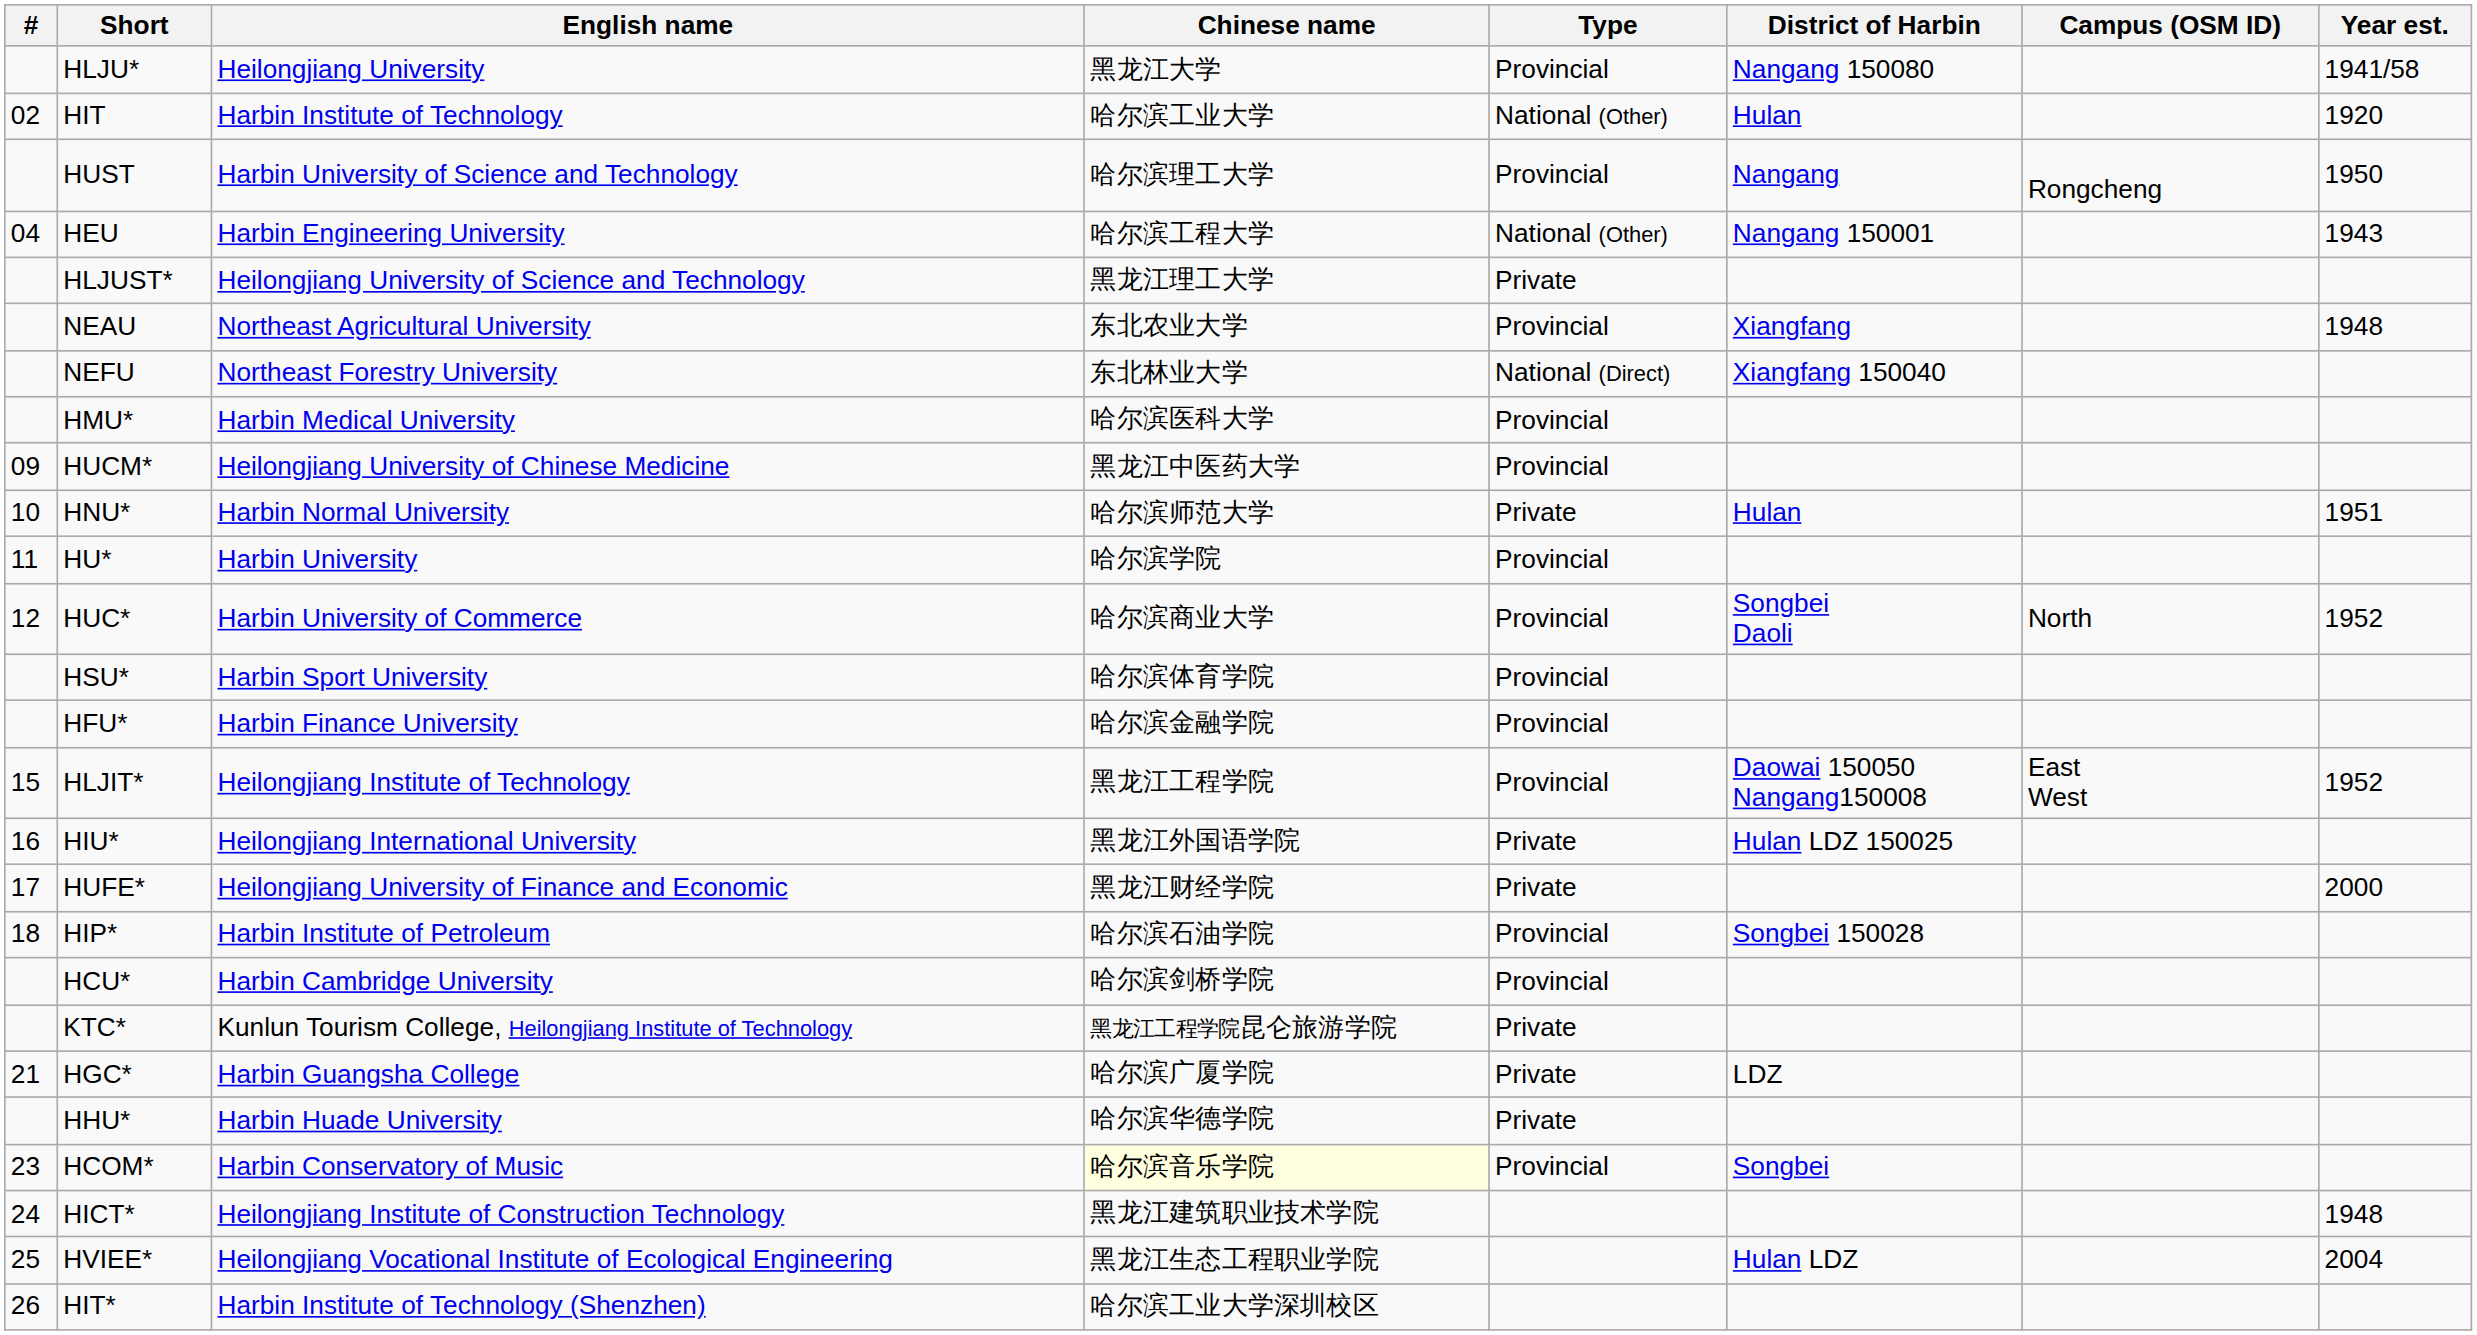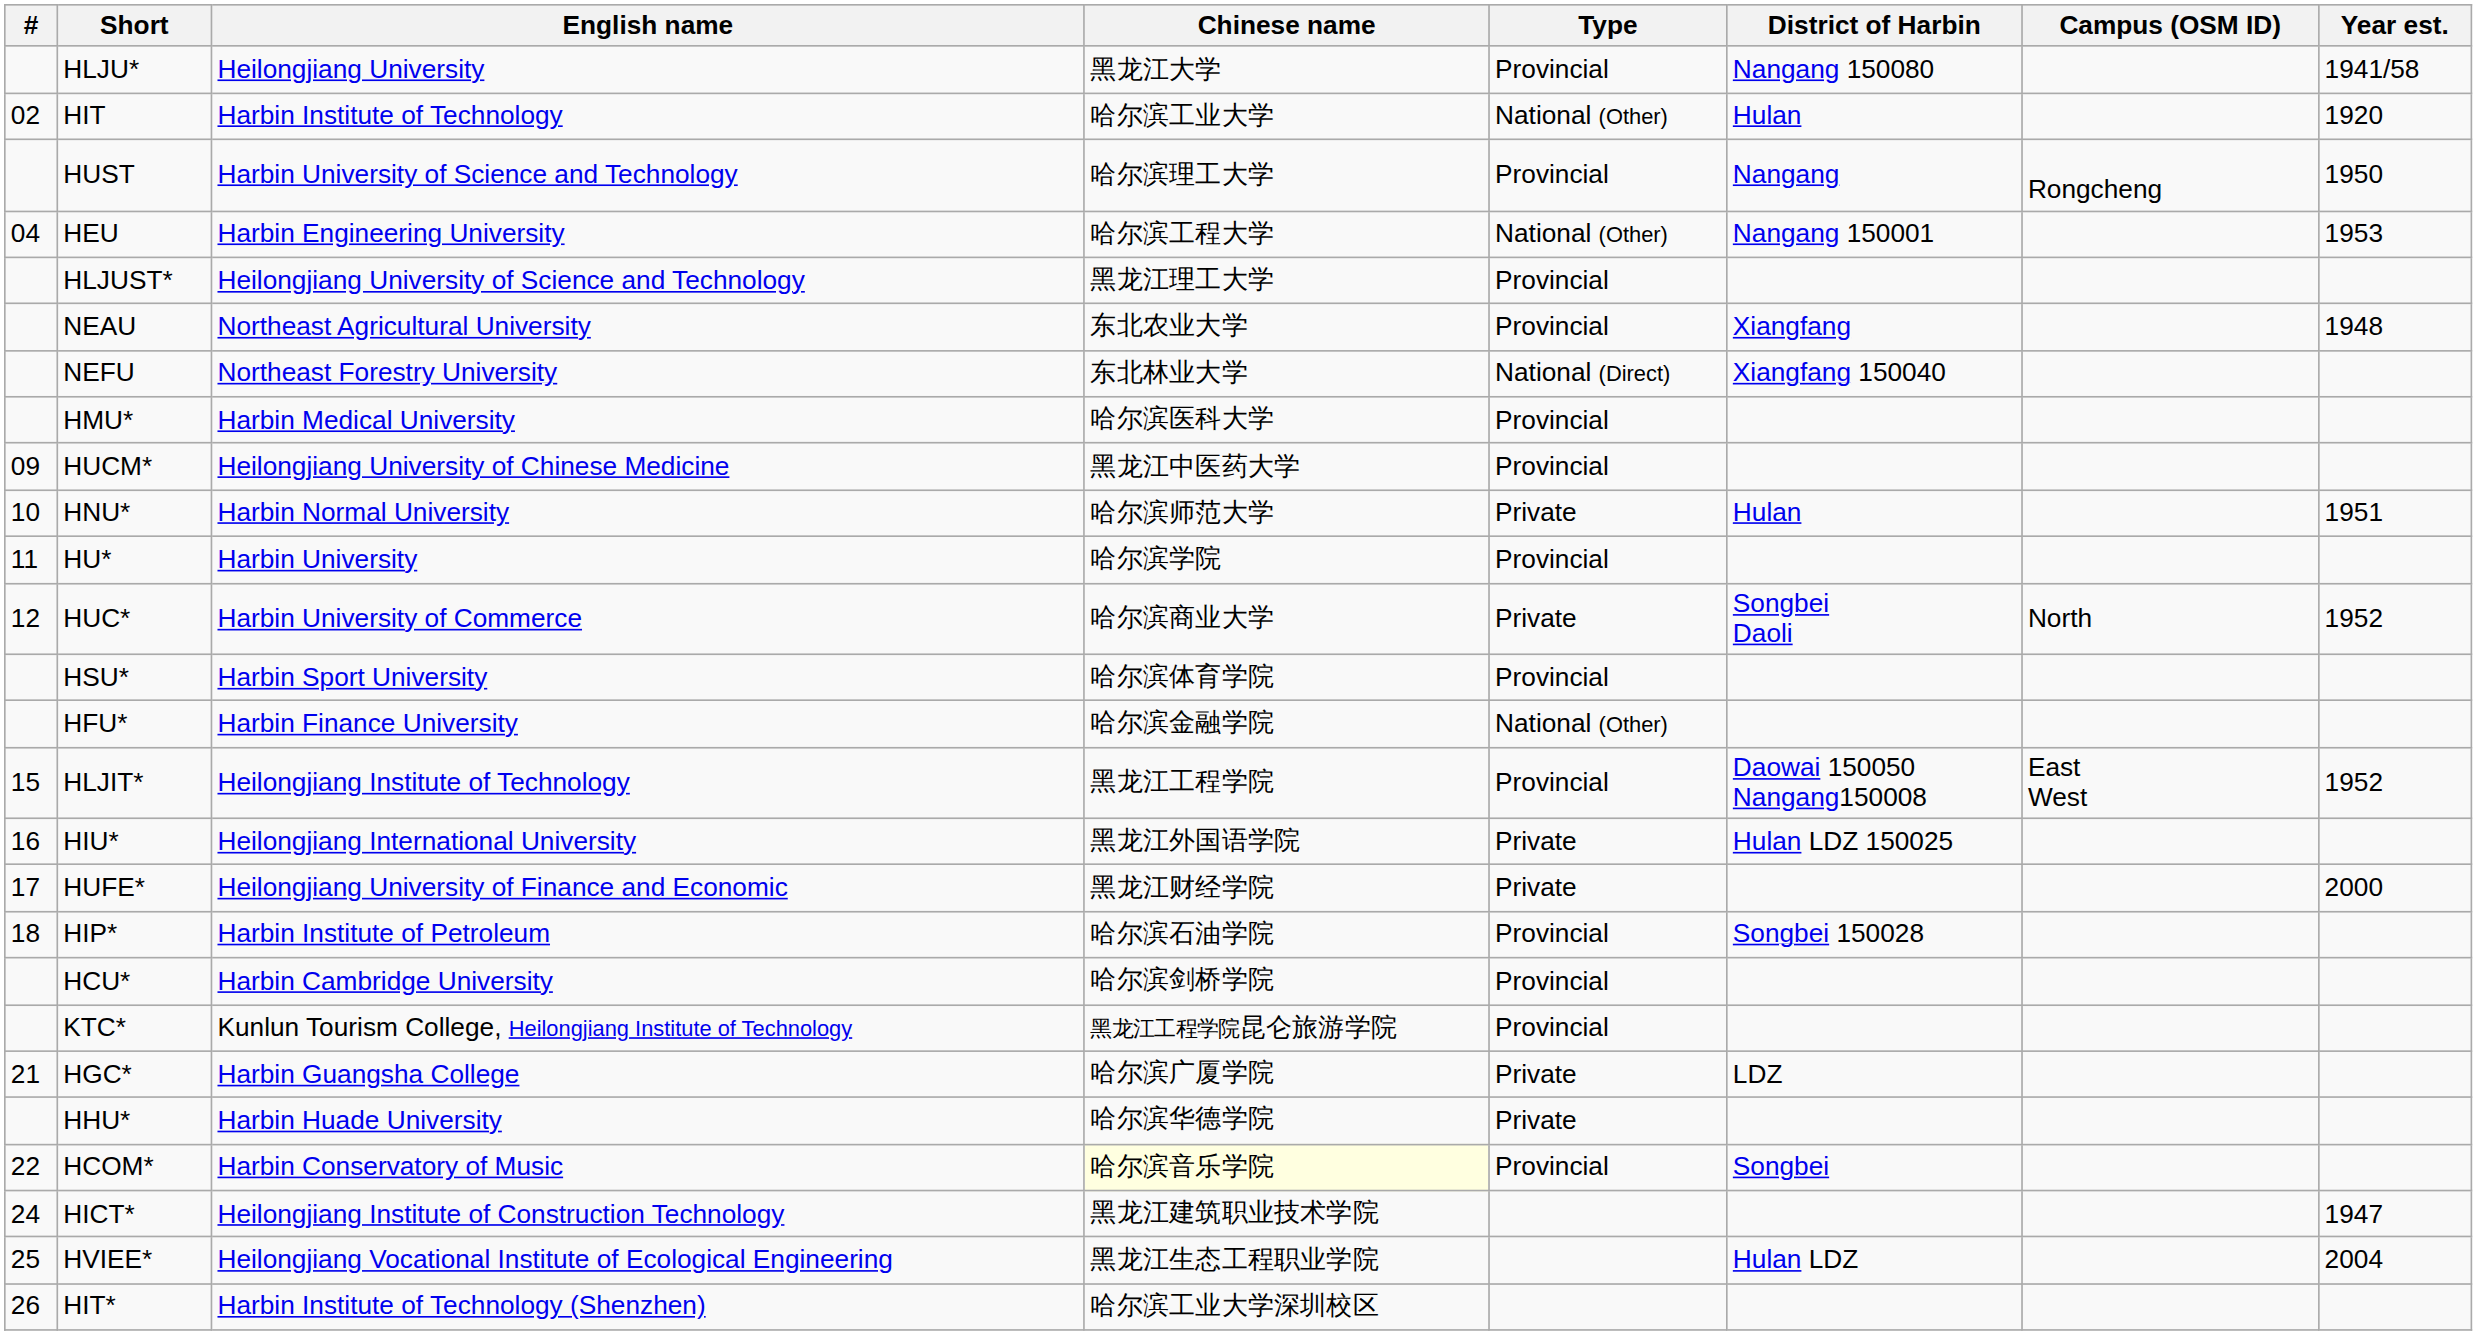(2354, 233) 1943 -> (2354, 233) 1953
(1536, 280) Private -> (1552, 280) Provincial
(1552, 618) Provincial -> (1536, 618) Private
(1552, 723) Provincial -> (1581, 723) National (Other)
(1536, 1027) Private -> (1552, 1027) Provincial
(25, 1166) 23 -> (25, 1166) 22
(2354, 1213) 1948 -> (2354, 1213) 1947
